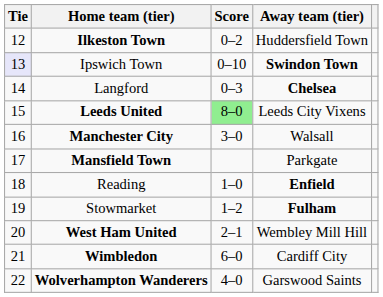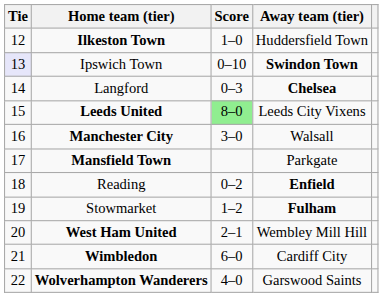(232, 40) 0–2 -> (232, 40) 1–0
(232, 184) 1–0 -> (232, 184) 0–2
